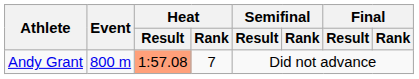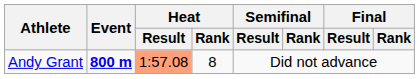(111, 62) normal -> (111, 62) bold
(212, 62) 7 -> (212, 62) 8
